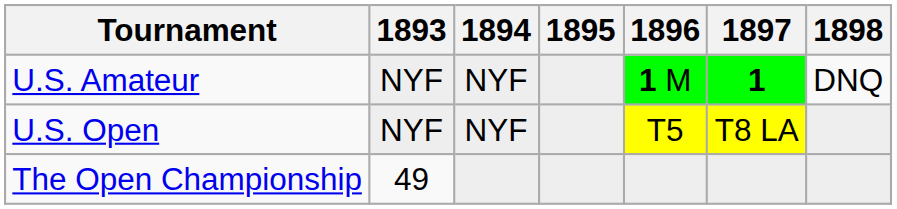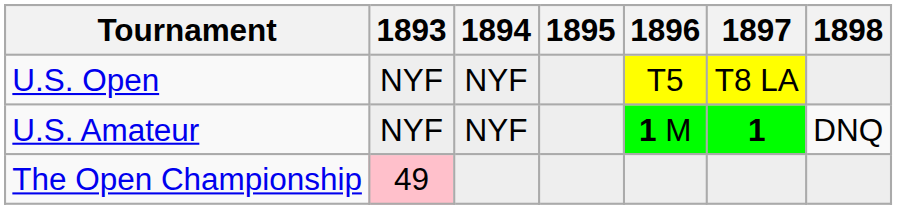rows swapped: (86, 130) <-> (106, 80)
(411, 180) no background -> (411, 180) pink background
